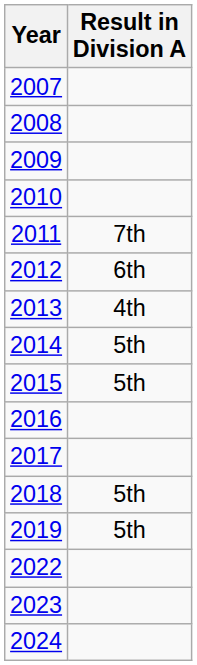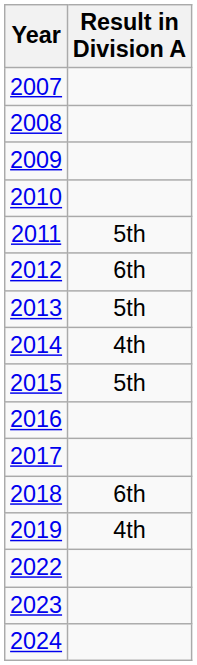(130, 234) 7th -> (130, 234) 5th
(130, 308) 4th -> (130, 308) 5th
(130, 345) 5th -> (130, 345) 4th
(130, 493) 5th -> (130, 493) 6th
(130, 530) 5th -> (130, 530) 4th
